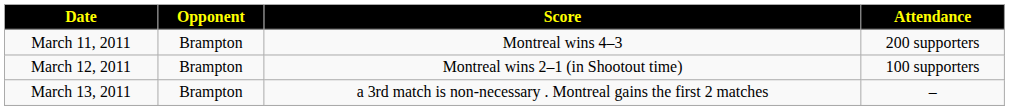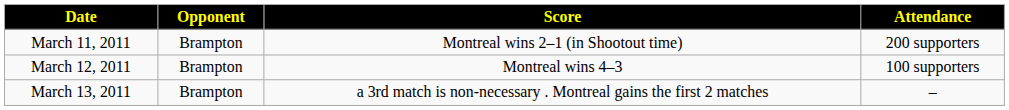(563, 42) Montreal wins 4–3 -> (563, 42) Montreal wins 2–1 (in Shootout time)
(563, 67) Montreal wins 2–1 (in Shootout time) -> (563, 67) Montreal wins 4–3
